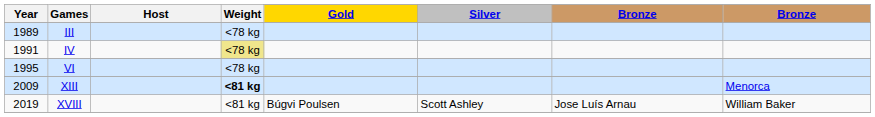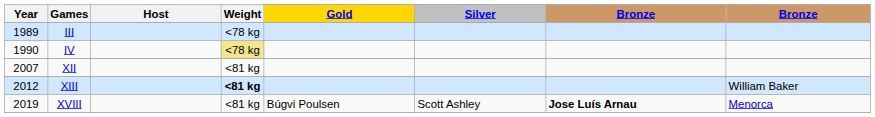(26, 50) 1991 -> (26, 50) 1990
- row: (69, 68)
+ row: (69, 68)
(26, 86) 2009 -> (26, 86) 2012
(748, 86) Menorca -> (763, 86) William Baker
(595, 104) normal -> (593, 104) bold
(760, 104) William Baker -> (751, 104) Menorca
